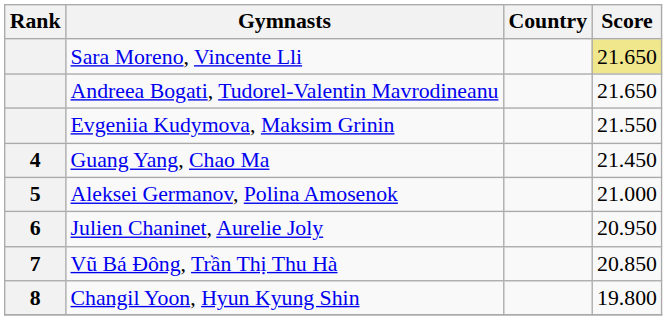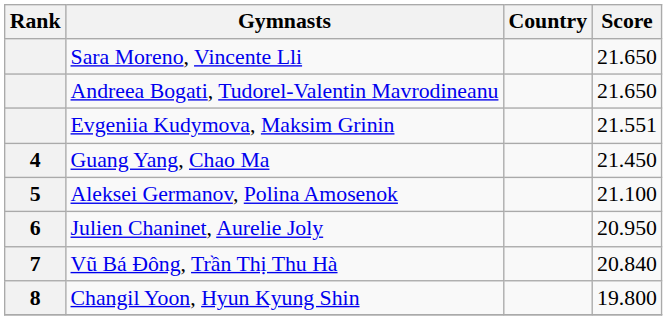(627, 56) khaki background -> (627, 56) no background
(627, 125) 21.550 -> (627, 125) 21.551
(627, 194) 21.000 -> (627, 194) 21.100
(627, 263) 20.850 -> (627, 263) 20.840
